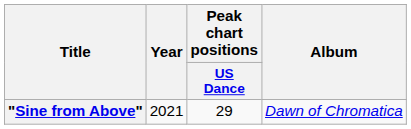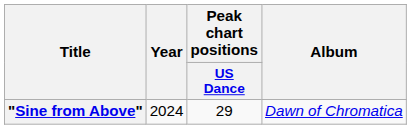(167, 111) 2021 -> (167, 111) 2024
